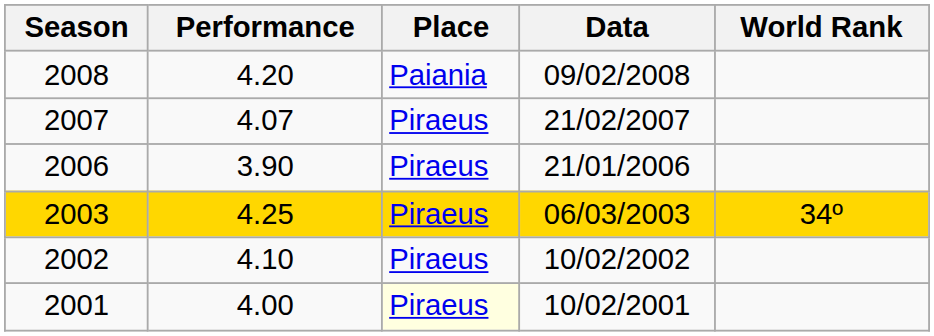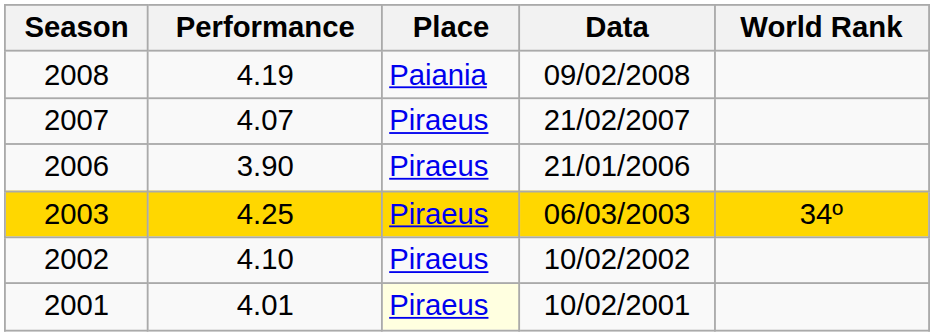(265, 74) 4.20 -> (265, 74) 4.19
(265, 306) 4.00 -> (265, 306) 4.01
